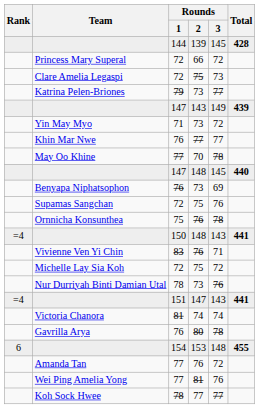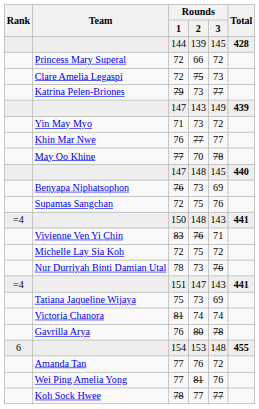- row: (79, 220)
+ row: (85, 300)
